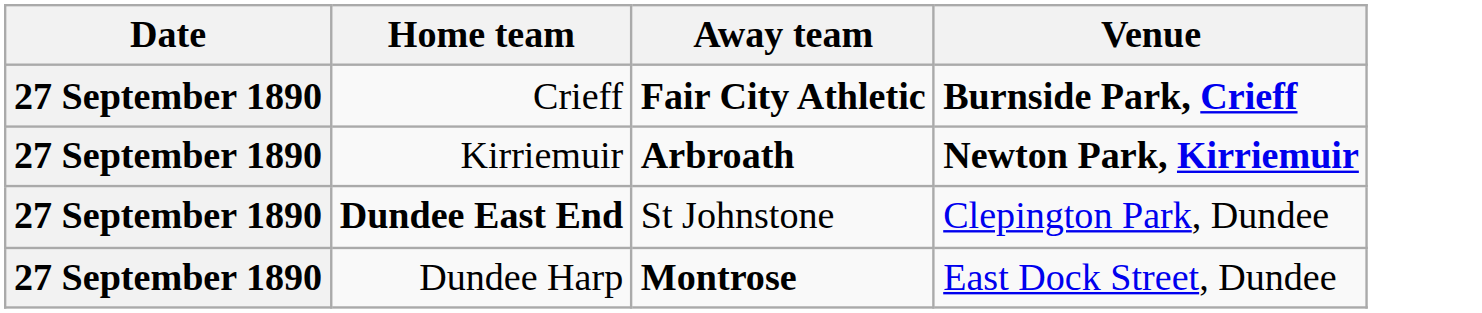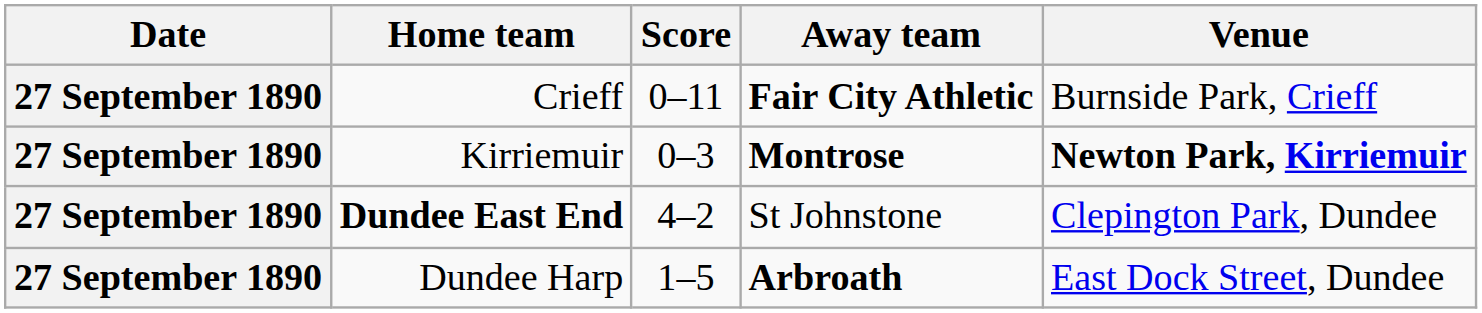+ column: (686, 34)
(1120, 95) bold -> (1214, 95) normal
(718, 155) Arbroath -> (827, 155) Montrose
(719, 276) Montrose -> (825, 276) Arbroath
